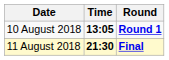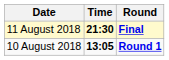rows swapped: (44, 30) <-> (44, 47)
